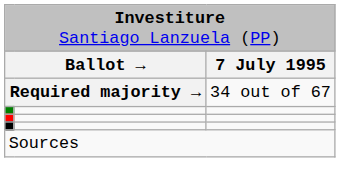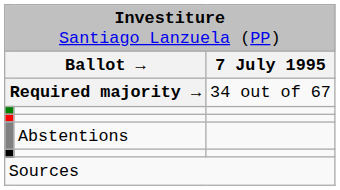+ row: (9, 136)
